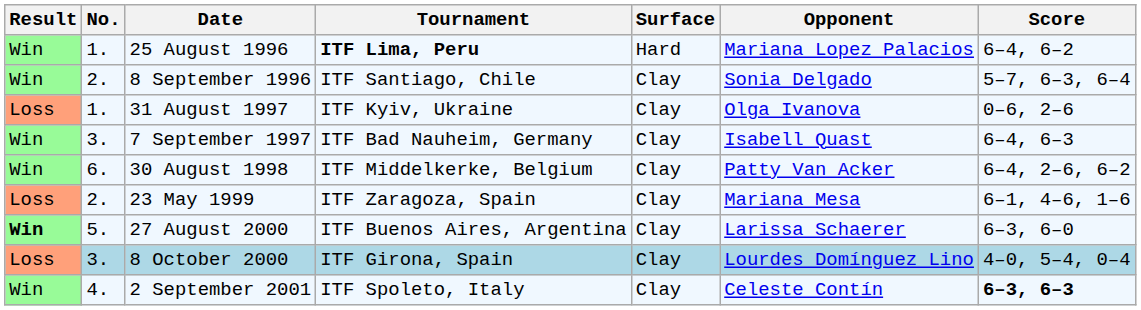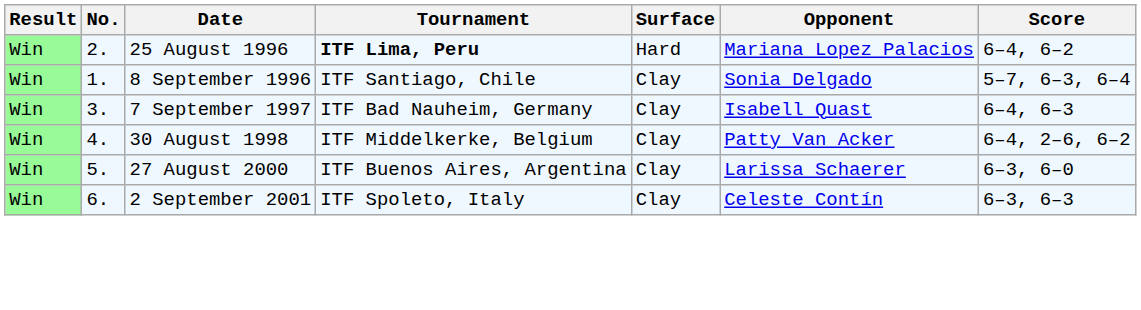(98, 49) 1. -> (98, 49) 2.
(98, 79) 2. -> (98, 79) 1.
- row: (209, 110)
(98, 170) 6. -> (98, 140) 4.
- row: (192, 200)
(26, 230) bold -> (26, 170) normal
- row: (209, 260)
(98, 290) 4. -> (98, 200) 6.
(1028, 290) bold -> (1028, 200) normal
